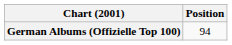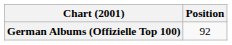(205, 31) 94 -> (205, 31) 92
